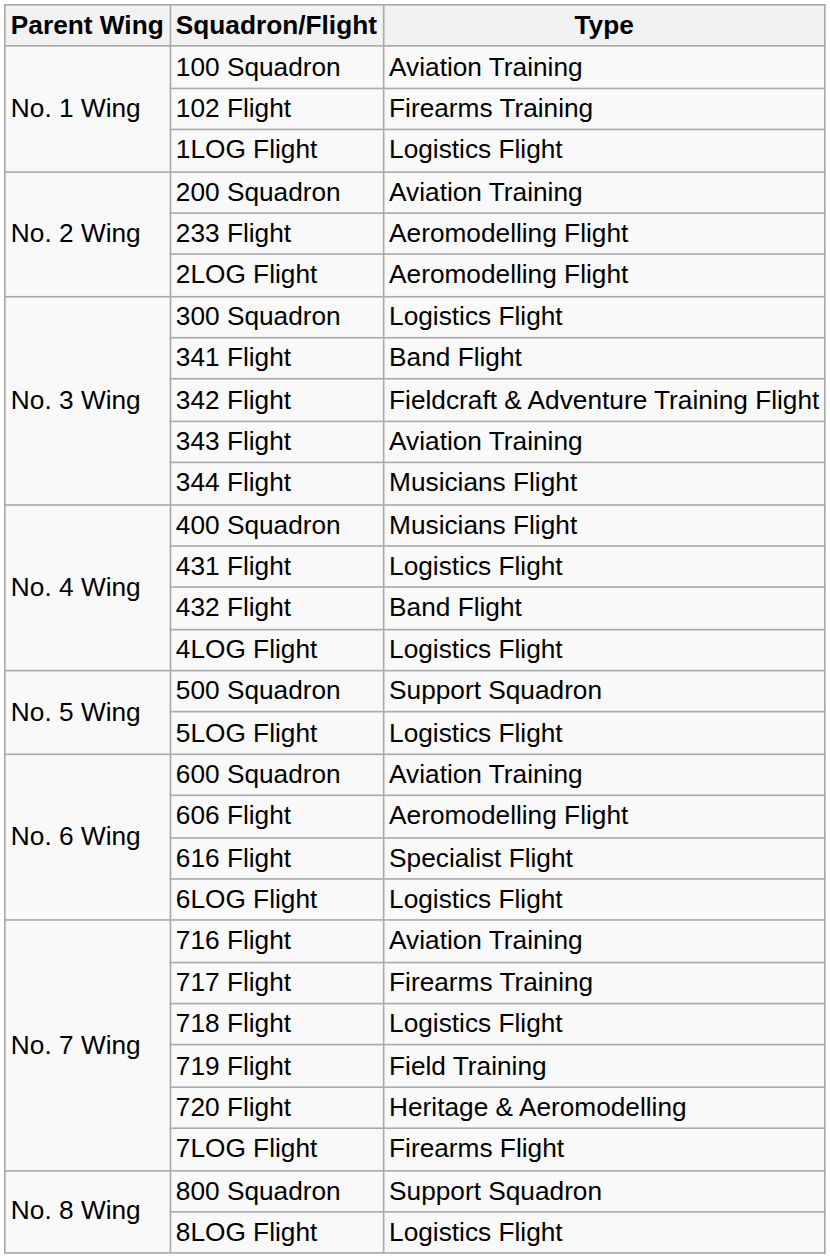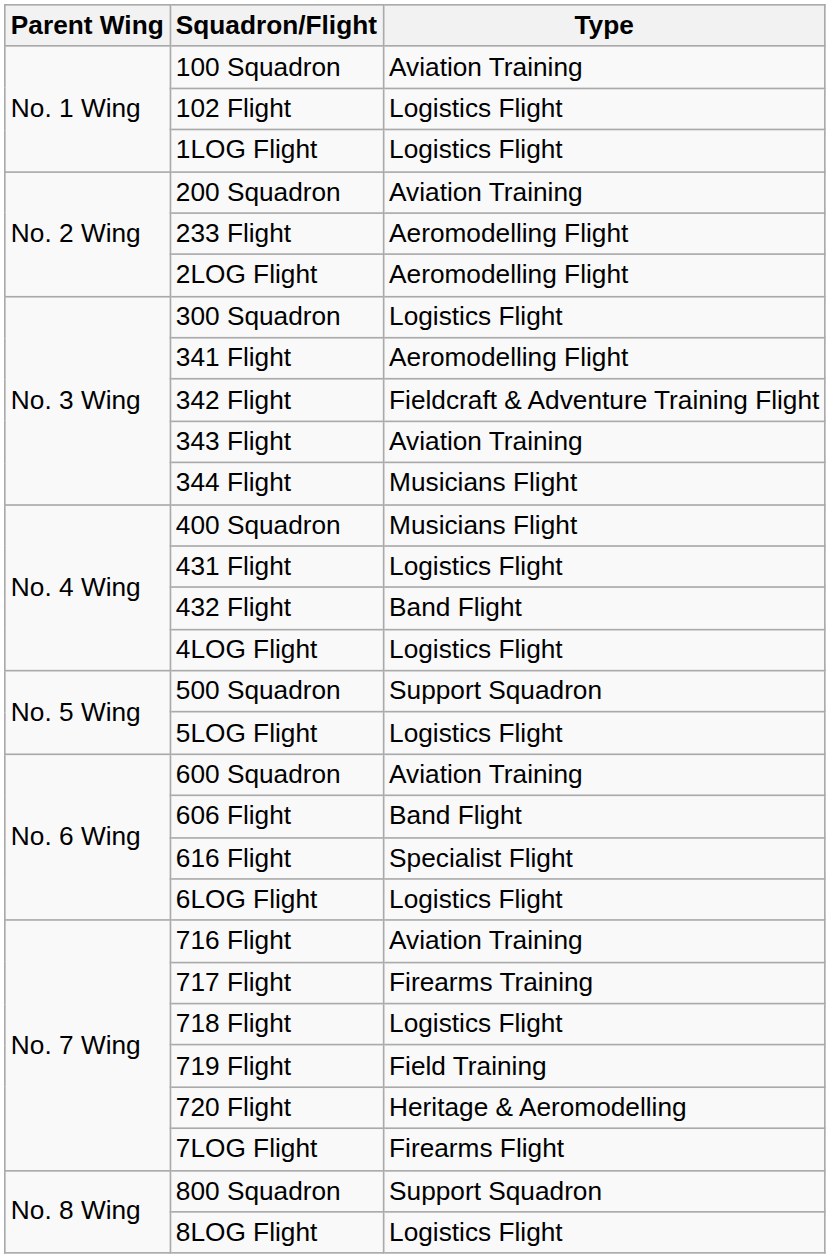(491, 108) Firearms Training -> (476, 108) Logistics Flight
(455, 358) Band Flight -> (509, 358) Aeromodelling Flight
(509, 815) Aeromodelling Flight -> (455, 815) Band Flight
